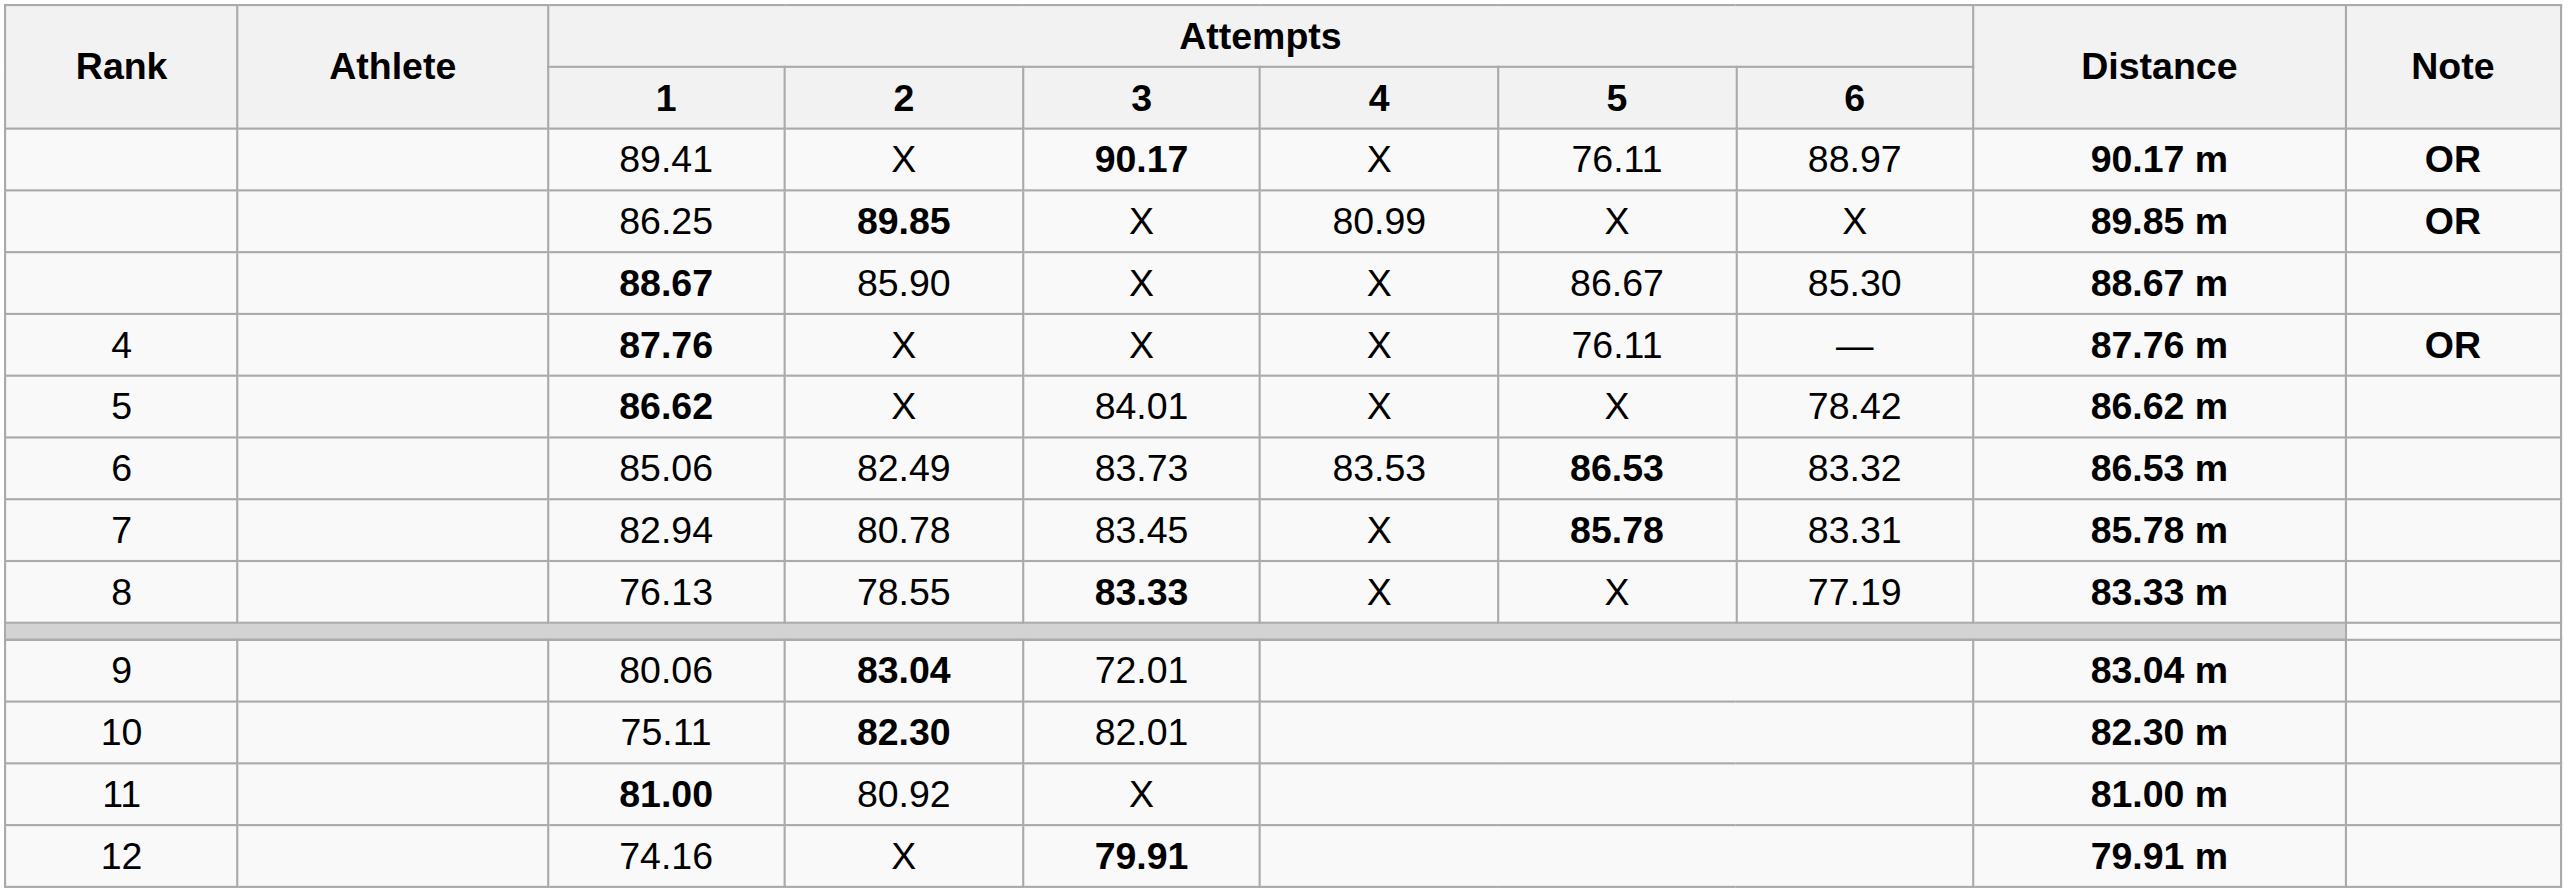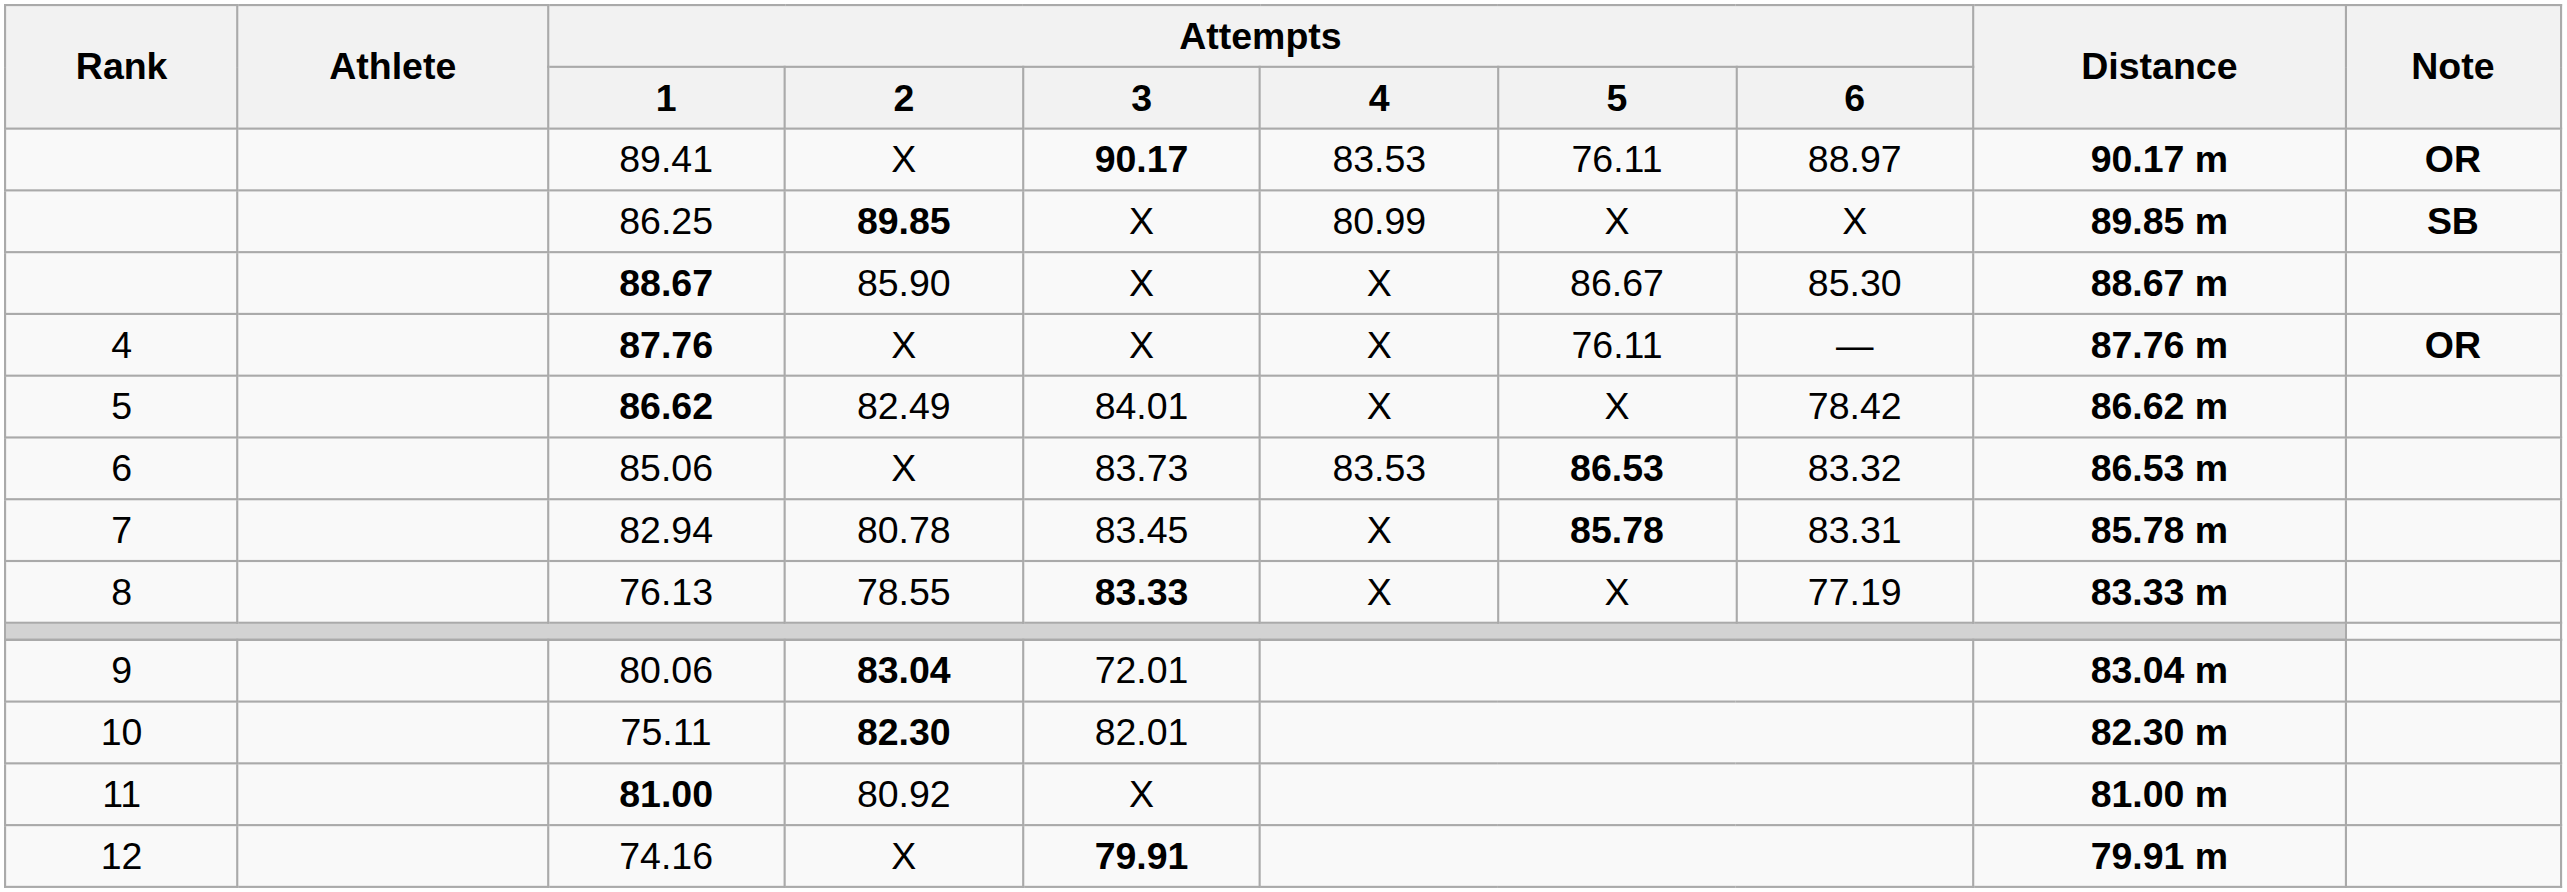(1379, 158) X -> (1379, 158) 83.53
(2453, 220) OR -> (2453, 220) SB
(904, 406) X -> (904, 406) 82.49
(904, 467) 82.49 -> (904, 467) X
